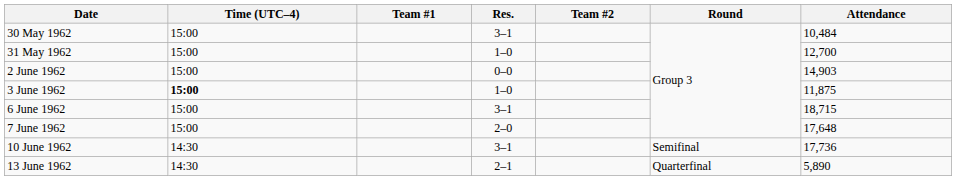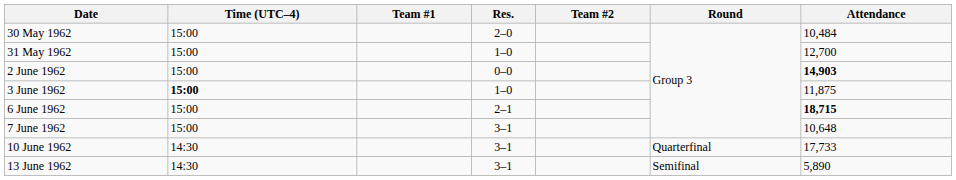(503, 33) 3–1 -> (503, 33) 2–0
(820, 71) normal -> (820, 71) bold
(503, 109) 3–1 -> (503, 109) 2–1
(820, 109) normal -> (820, 109) bold
(503, 128) 2–0 -> (503, 128) 3–1
(820, 128) 17,648 -> (820, 128) 10,648
(676, 147) Semifinal -> (682, 147) Quarterfinal
(820, 147) 17,736 -> (820, 147) 17,733
(503, 166) 2–1 -> (503, 166) 3–1
(682, 166) Quarterfinal -> (676, 166) Semifinal
